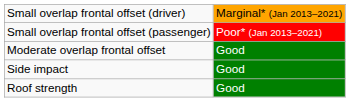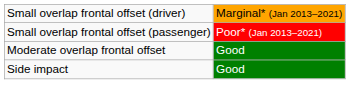- row: (42, 87)
